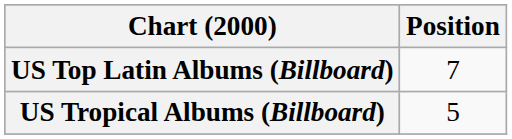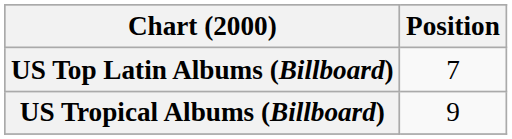(453, 112) 5 -> (453, 112) 9
